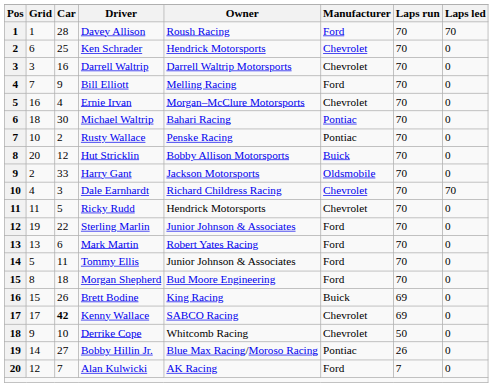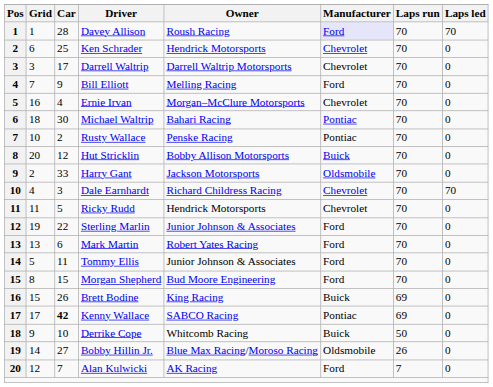(334, 31) no background -> (334, 31) lavender background
(63, 66) 16 -> (63, 66) 17
(63, 279) 18 -> (63, 279) 15
(345, 315) Chevrolet -> (340, 315) Pontiac
(345, 333) Chevrolet -> (336, 333) Buick
(340, 350) Pontiac -> (349, 350) Oldsmobile
